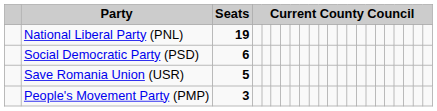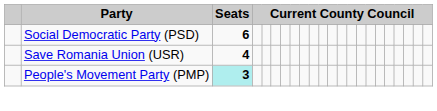- row: (104, 34)
(246, 75) 5 -> (246, 55) 4
(246, 95) no background -> (246, 75) paleturquoise background
